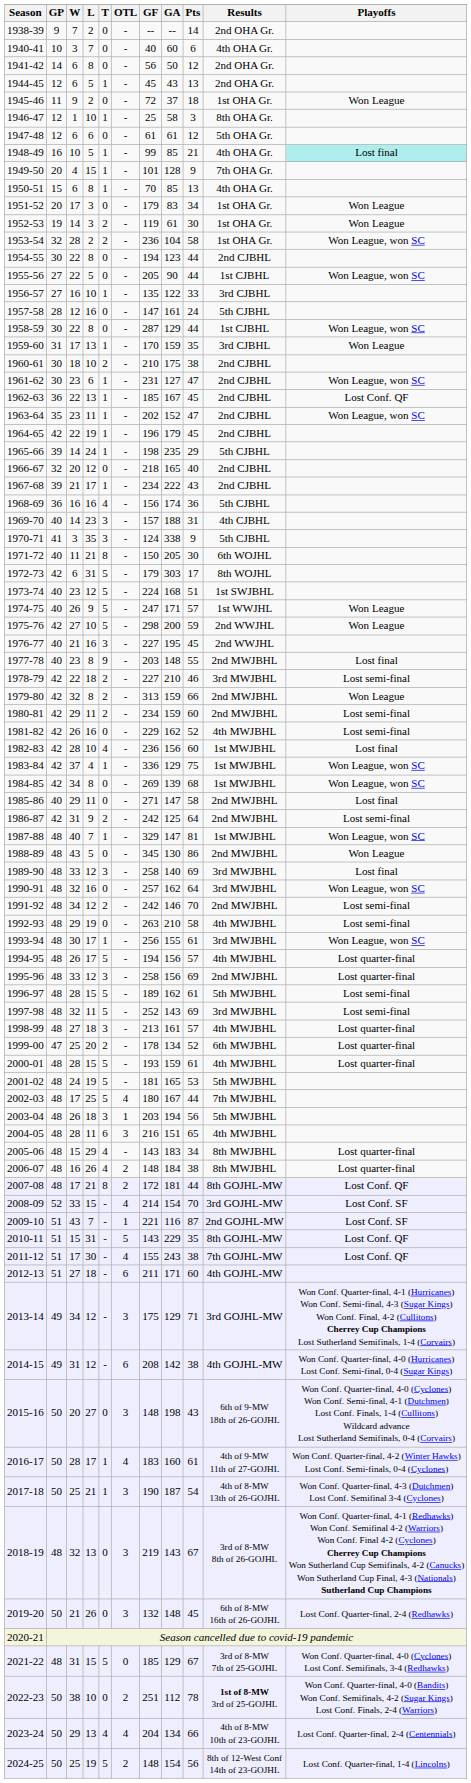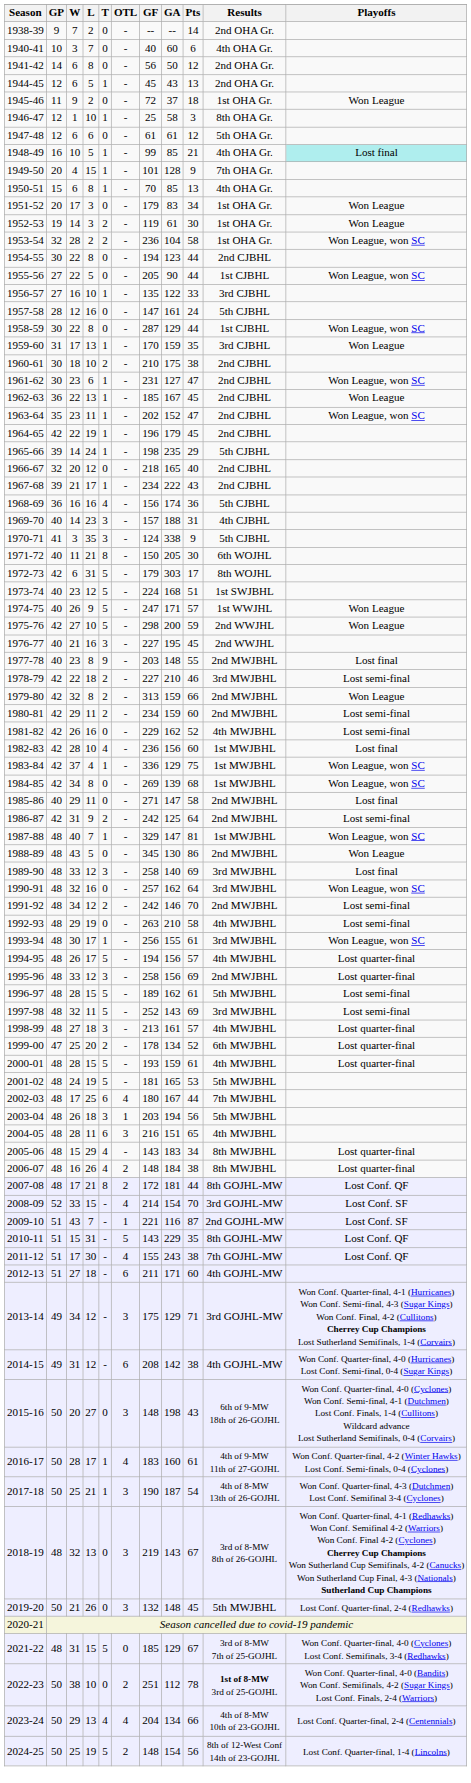(376, 398) Lost Conf. QF -> (376, 398) Won League
(105, 1098) 5 -> (105, 1098) 6
(245, 1614) 6th of 8-MW 16th of 26-GOJHL -> (245, 1607) 5th MWJBHL
